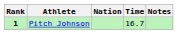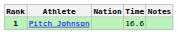(135, 23) 16.7 -> (135, 23) 16.6
